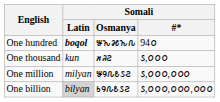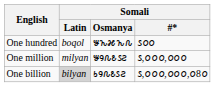(76, 43) bold -> (73, 43) normal
(148, 43) 94𐒠 -> (146, 43) 𐒡𐒠𐒠
- row: (34, 58)
(176, 89) 𐒡,𐒠𐒠𐒠,𐒠𐒠𐒠,𐒠𐒠𐒠 -> (172, 74) 𐒡,𐒠𐒠𐒠,𐒠𐒠𐒠,𐒠8𐒠
